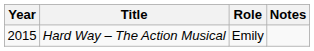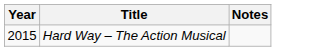- column: (248, 14)
